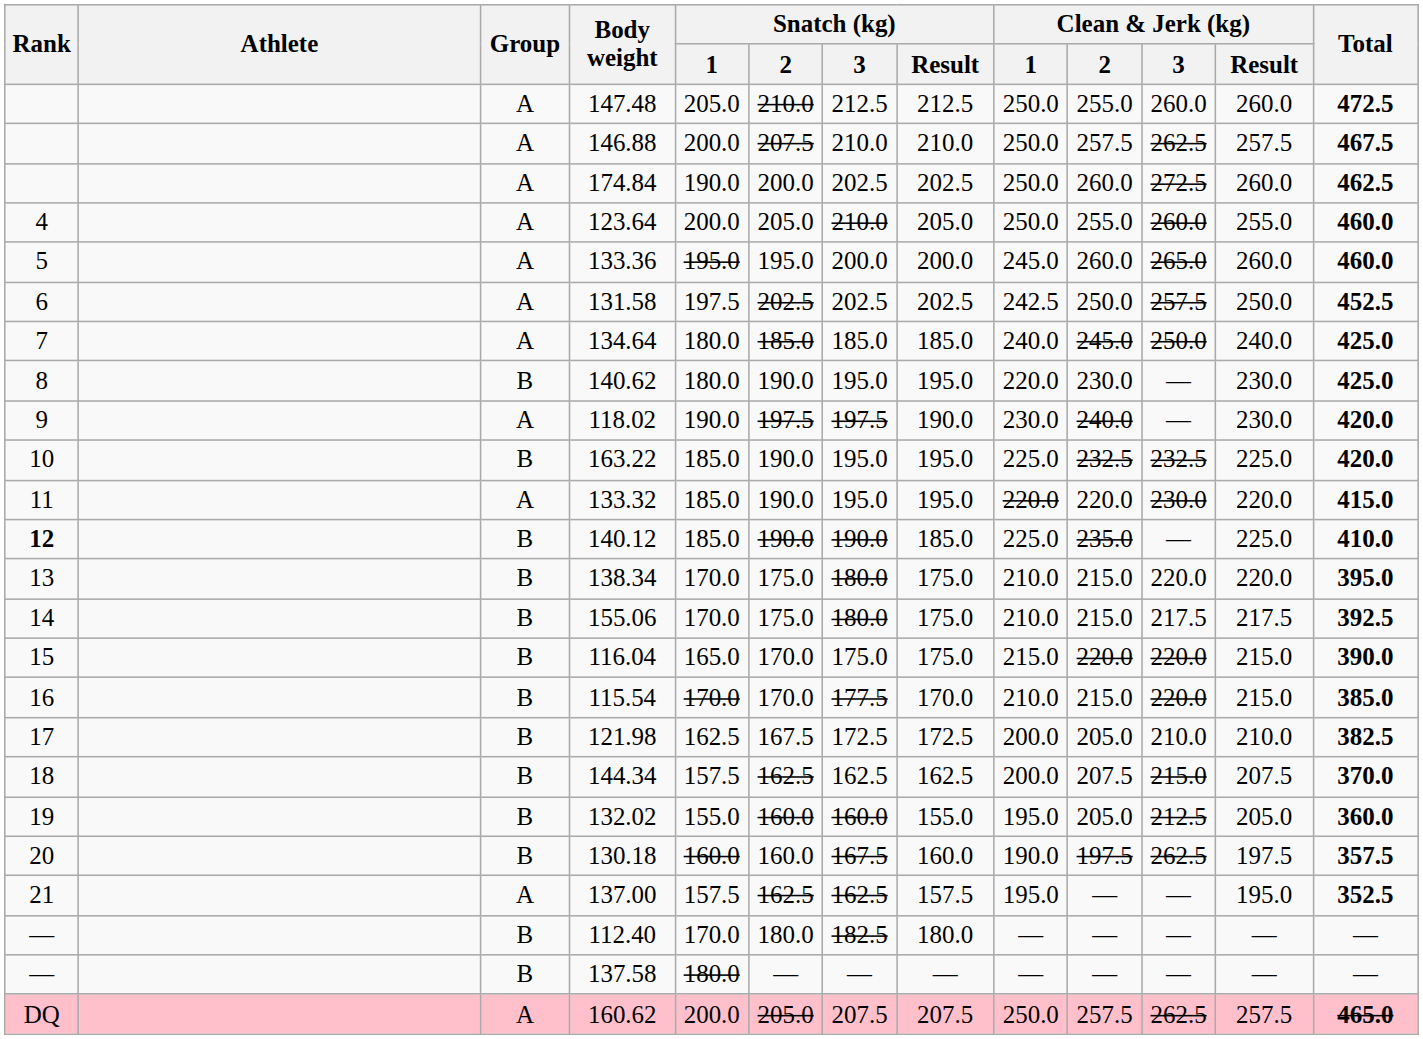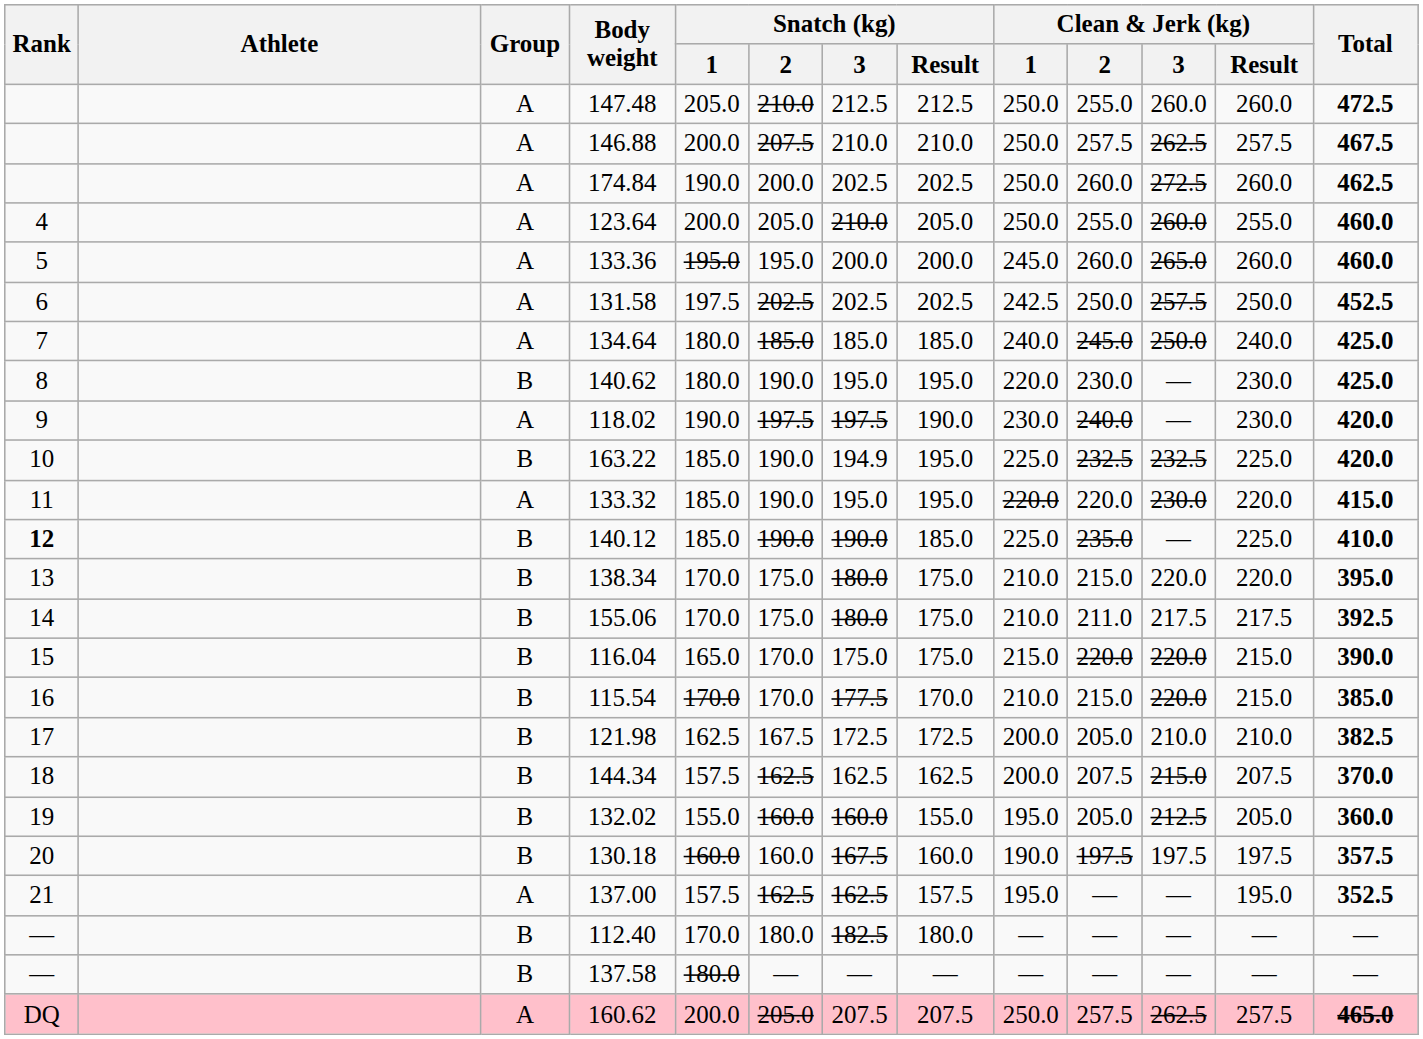(860, 459) 195.0 -> (860, 459) 194.9
(1105, 618) 215.0 -> (1105, 618) 211.0
(1179, 855) 262.5 -> (1179, 855) 197.5
